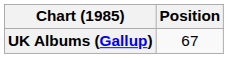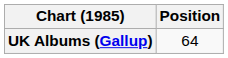(190, 41) 67 -> (190, 41) 64
